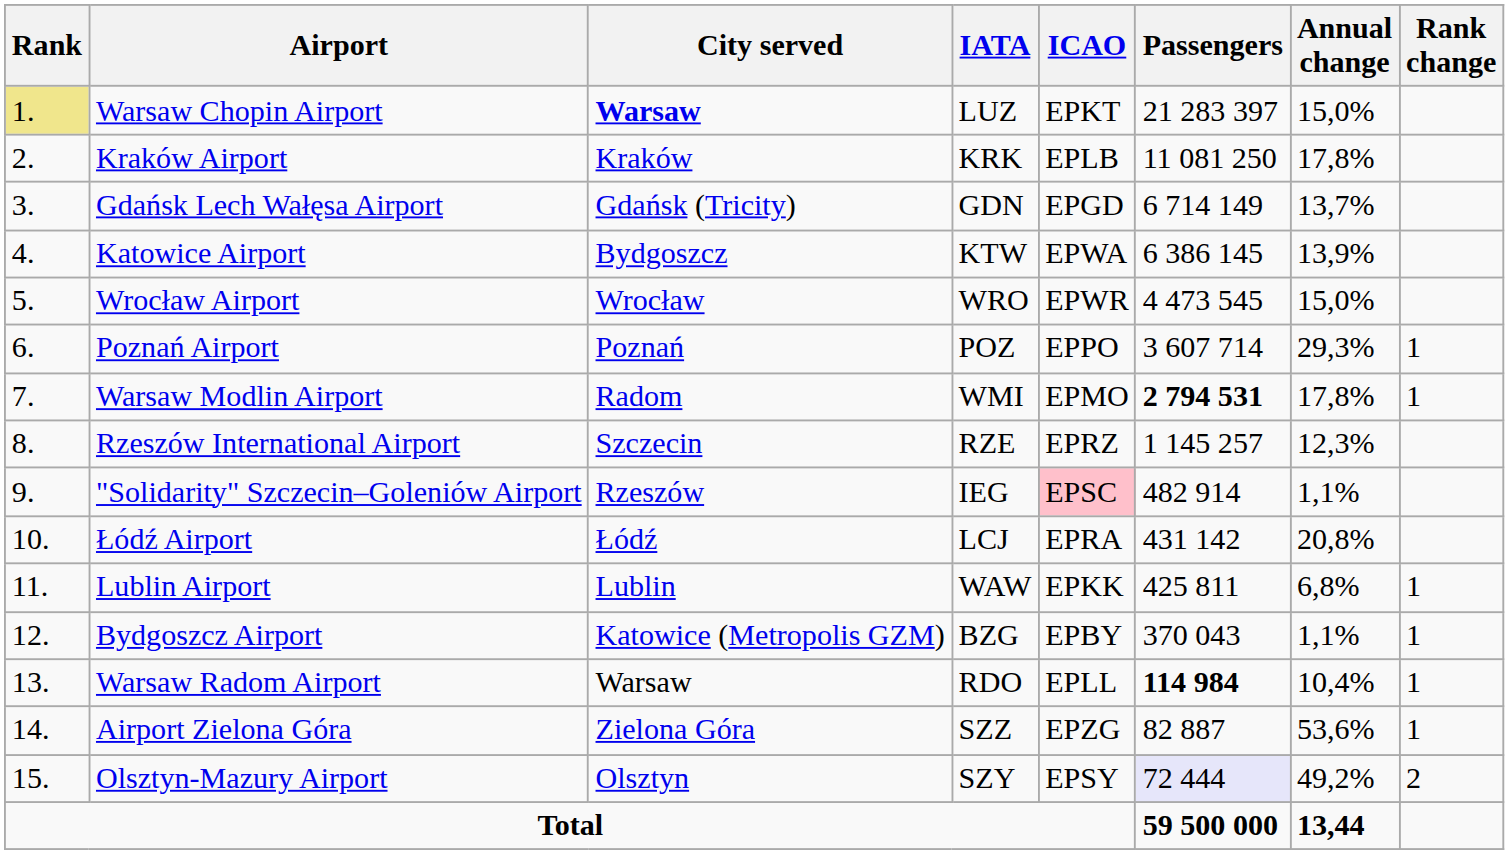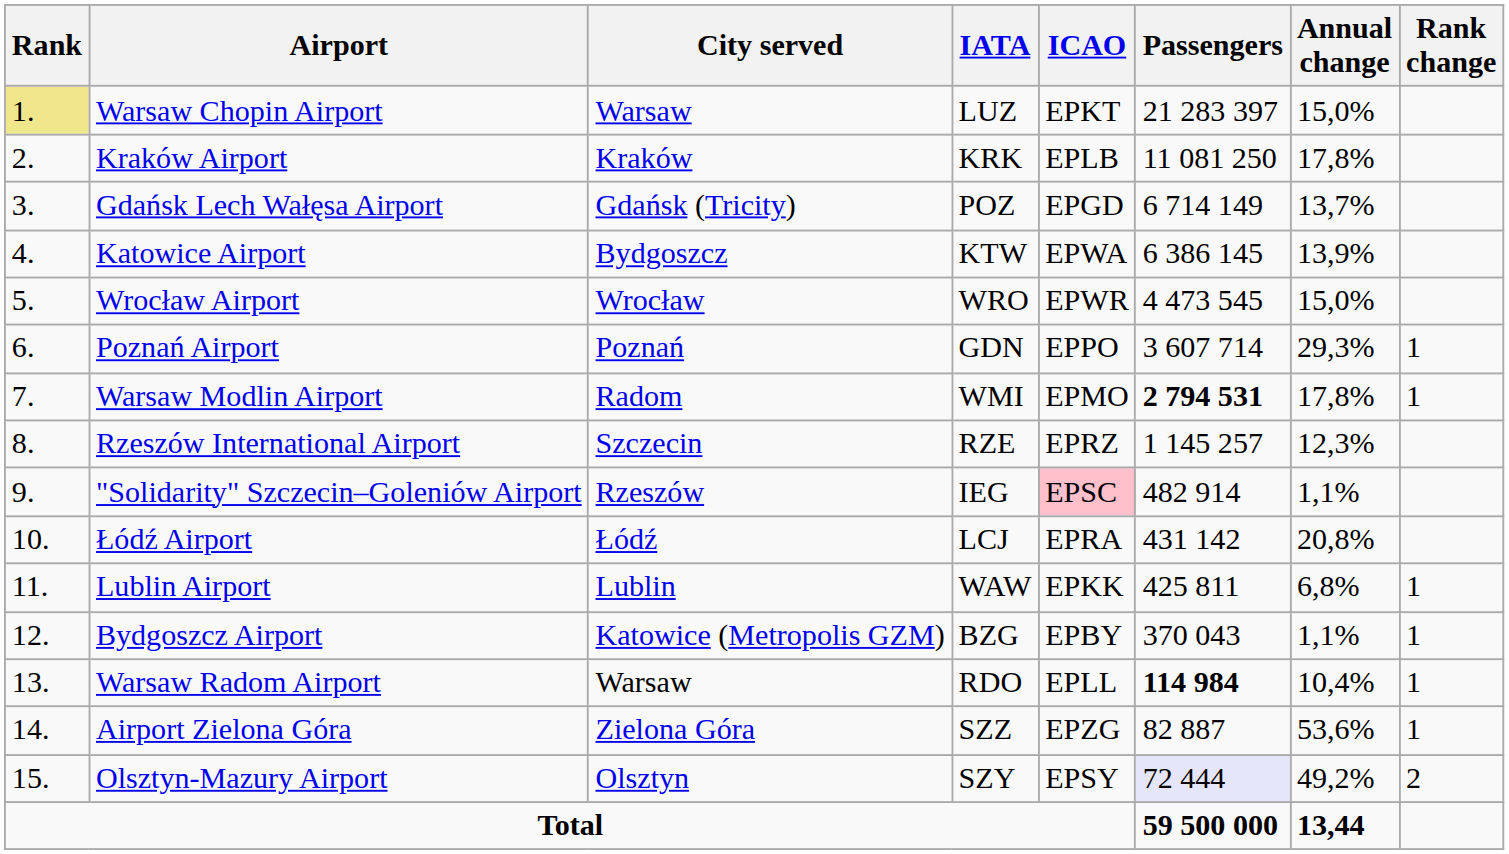(648, 109) bold -> (644, 109) normal
(991, 205) GDN -> (987, 205) POZ
(987, 348) POZ -> (991, 348) GDN
